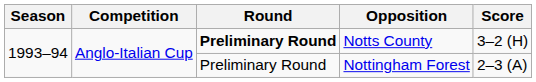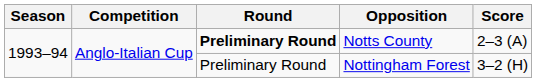(503, 41) 3–2 (H) -> (502, 41) 2–3 (A)
(502, 65) 2–3 (A) -> (503, 65) 3–2 (H)
